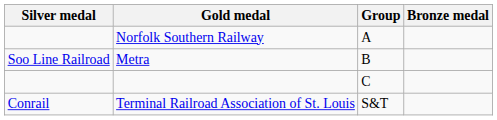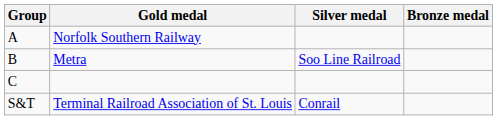columns swapped: (381, 15) <-> (59, 15)
